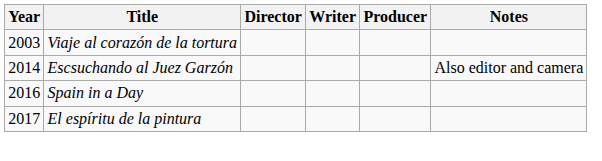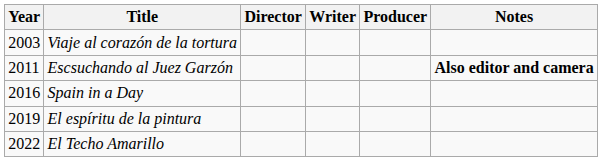(24, 67) 2014 -> (24, 67) 2011
(509, 67) normal -> (514, 67) bold
(24, 118) 2017 -> (24, 118) 2019
+ row: (106, 144)
